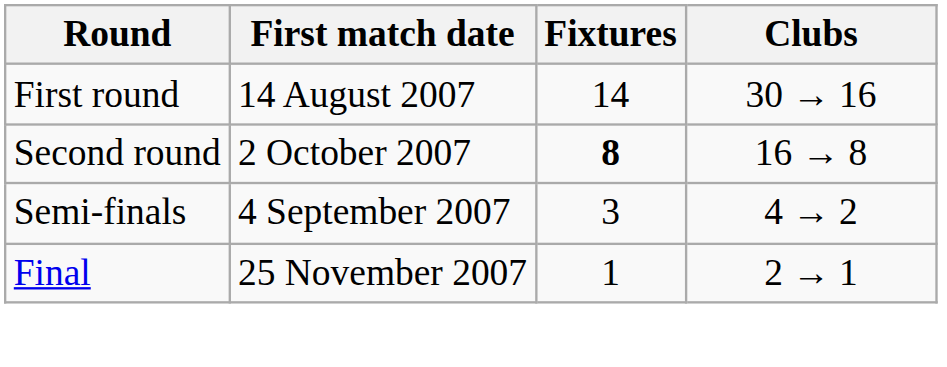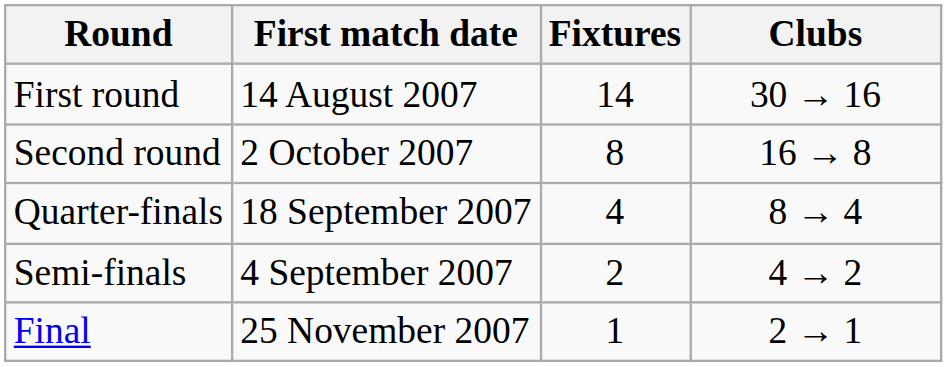(611, 152) bold -> (615, 152) normal
+ row: (118, 212)
(611, 212) 3 -> (615, 271) 2
